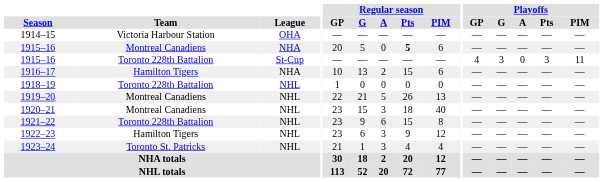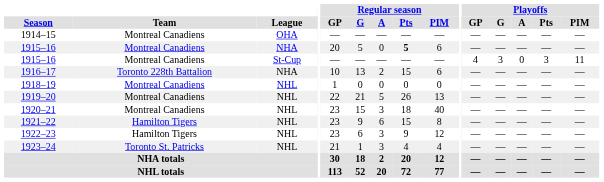(166, 35) Victoria Harbour Station -> (164, 35) Montreal Canadiens
(166, 59) Toronto 228th Battalion -> (164, 59) Montreal Canadiens
(166, 72) Hamilton Tigers -> (164, 72) Toronto 228th Battalion
(166, 84) Toronto 228th Battalion -> (164, 84) Montreal Canadiens
(166, 121) Toronto 228th Battalion -> (164, 121) Hamilton Tigers
